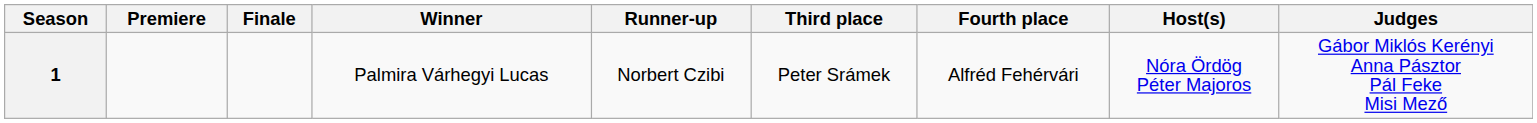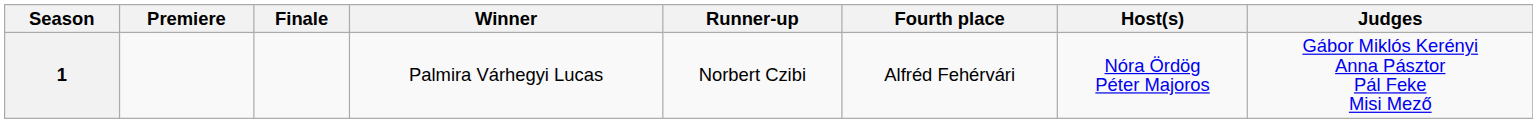- column: (834, 18)
